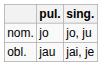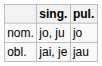columns swapped: (80, 14) <-> (50, 14)
